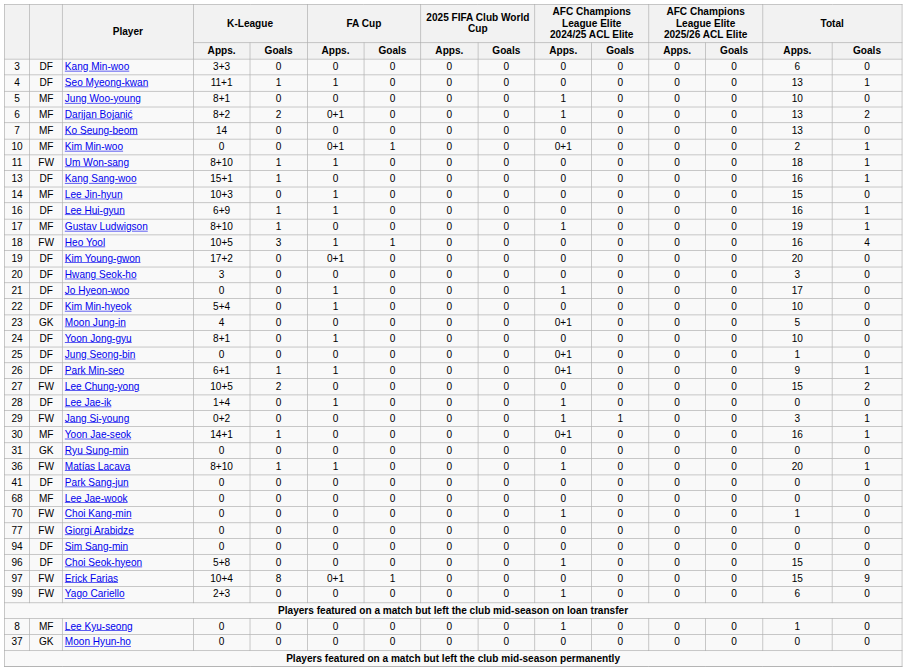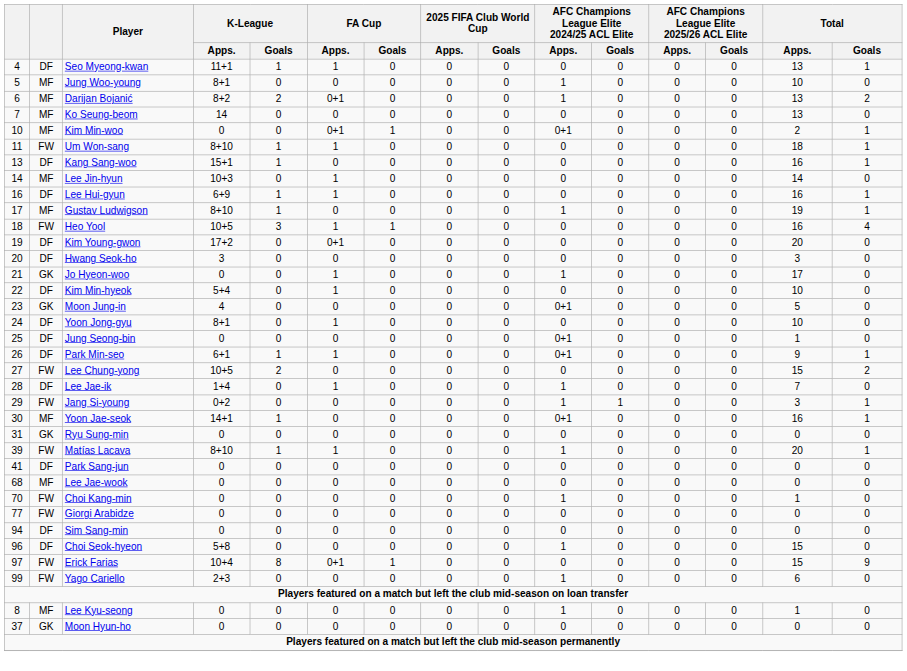- row: (97, 67)
(797, 195) 15 -> (797, 179) 14
(46, 290) DF -> (46, 274) GK
(797, 402) 0 -> (797, 386) 7
(17, 466) 36 -> (17, 450) 39
